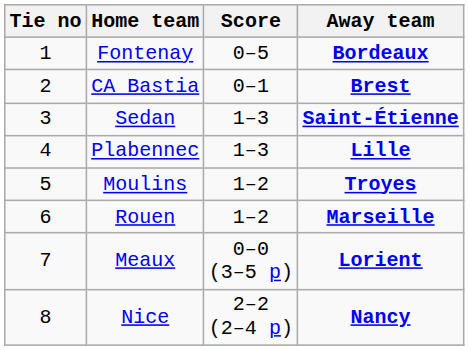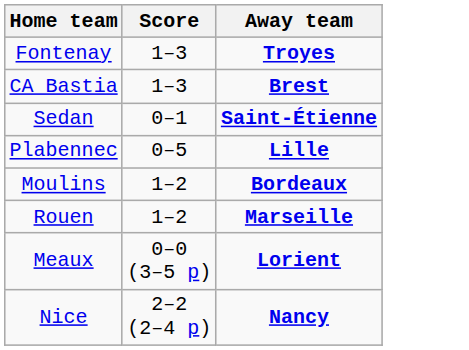- column: (46, 21)
(251, 54) 0–5 -> (169, 54) 1–3
(381, 54) Bordeaux -> (299, 54) Troyes
(251, 86) 0–1 -> (169, 86) 1–3
(251, 119) 1–3 -> (169, 119) 0–1
(251, 152) 1–3 -> (169, 152) 0–5
(381, 184) Troyes -> (299, 184) Bordeaux
